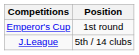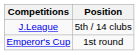rows swapped: (38, 42) <-> (38, 27)
